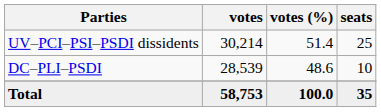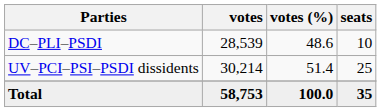rows swapped: (103, 43) <-> (55, 68)
